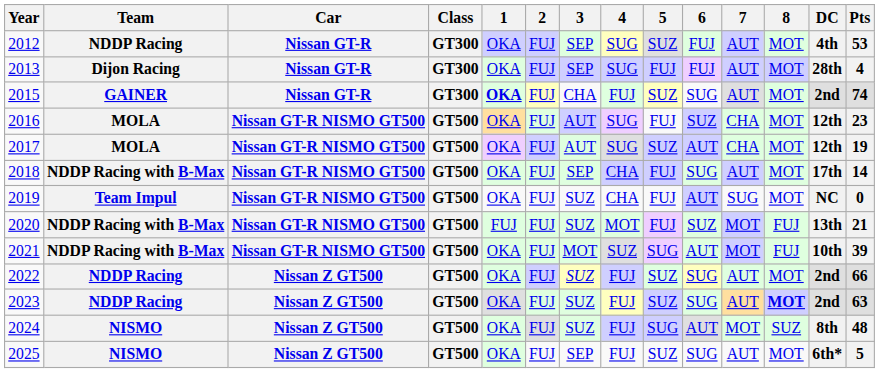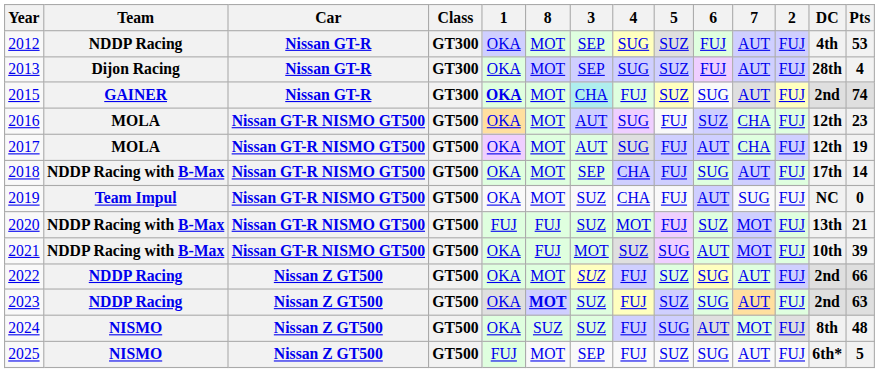columns swapped: (542, 17) <-> (786, 17)
(663, 69) FUJ -> (674, 69) SUZ
(580, 95) no background -> (591, 95) paleturquoise background
(663, 147) SUZ -> (674, 147) FUJ
(504, 354) OKA -> (504, 354) FUJ
